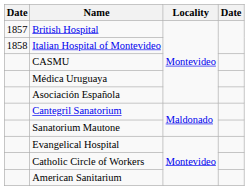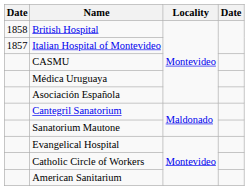(17, 29) 1857 -> (17, 29) 1858
(17, 45) 1858 -> (17, 45) 1857
